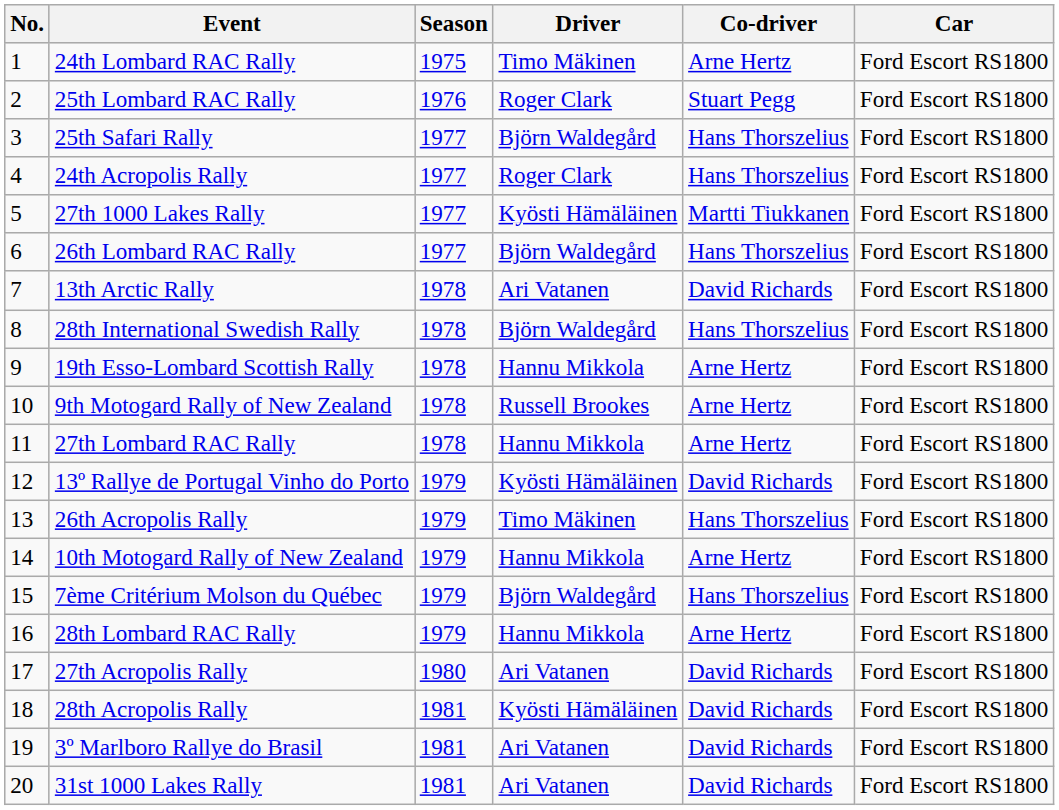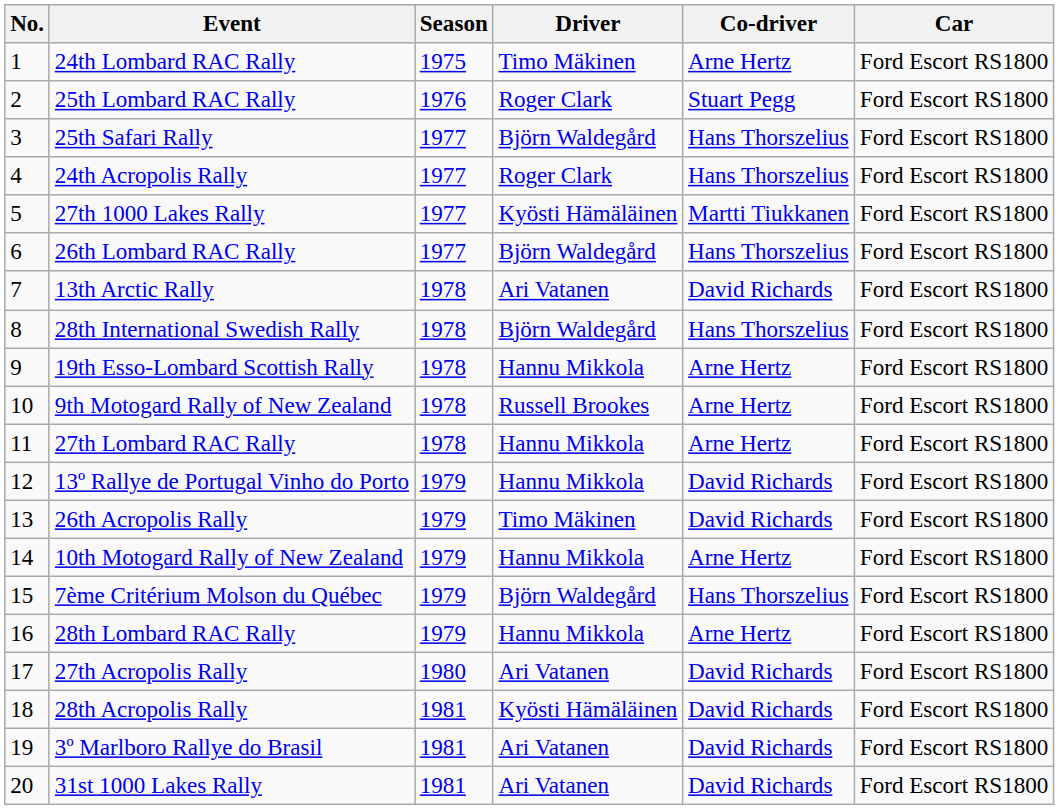(588, 480) Kyösti Hämäläinen -> (571, 480) Hannu Mikkola
(768, 518) Hans Thorszelius -> (760, 518) David Richards
